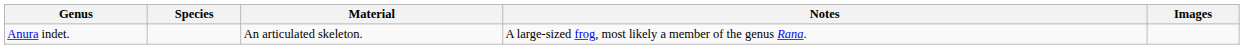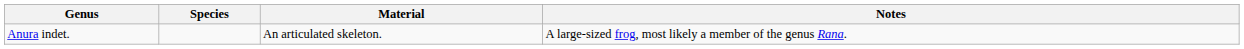- column: (1193, 14)
